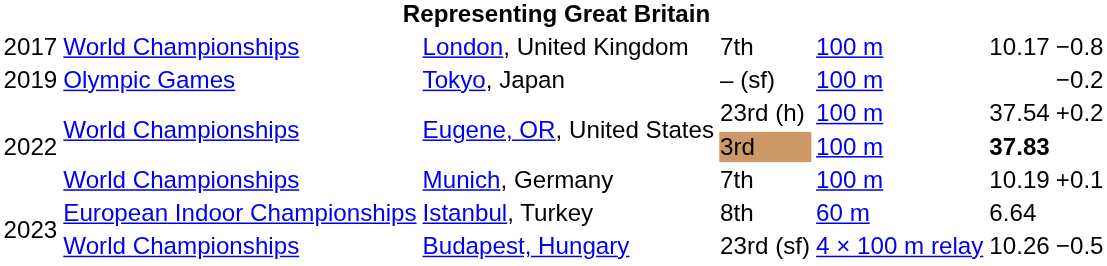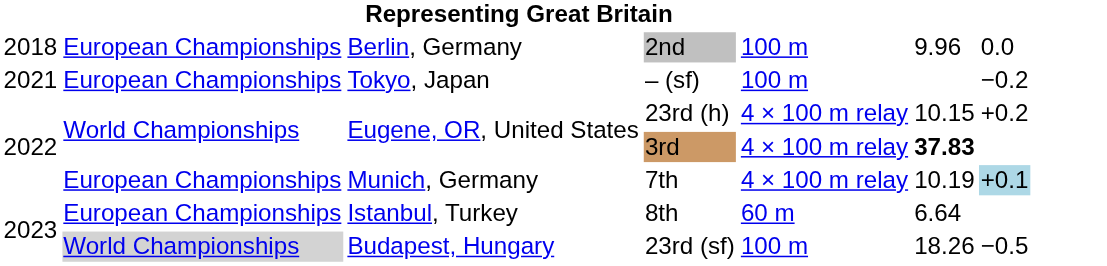- row: (556, 47)
+ row: (435, 47)
(30, 80) 2019 -> (30, 80) 2021
(149, 80) Olympic Games -> (202, 80) European Championships
(850, 113) 100 m -> (824, 113) 4 × 100 m relay
(1020, 113) 37.54 -> (944, 113) 10.15
(850, 146) 100 m -> (824, 146) 4 × 100 m relay
(181, 179) World Championships -> (202, 179) European Championships
(850, 179) 100 m -> (824, 179) 4 × 100 m relay
(1080, 179) no background -> (1004, 179) lightblue background
(240, 213) European Indoor Championships -> (202, 213) European Championships
(181, 246) no background -> (181, 246) lightgrey background
(900, 246) 4 × 100 m relay -> (774, 246) 100 m
(1020, 246) 10.26 -> (944, 246) 18.26
